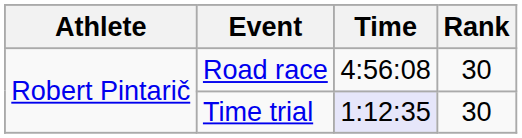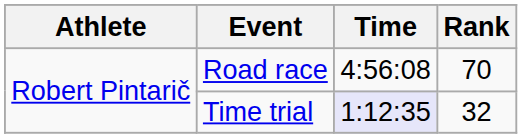(477, 69) 30 -> (477, 69) 70
(477, 112) 30 -> (477, 112) 32
